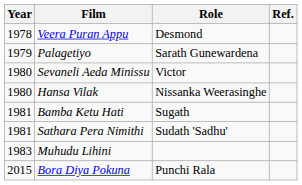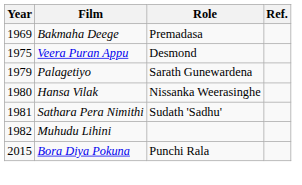+ row: (78, 33)
(20, 33) 1978 -> (20, 53) 1975
- row: (94, 72)
- row: (81, 111)
(20, 151) 1983 -> (20, 131) 1982
